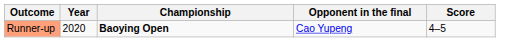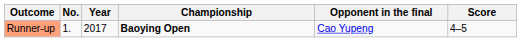+ column: (71, 12)
(74, 28) 2020 -> (95, 28) 2017
